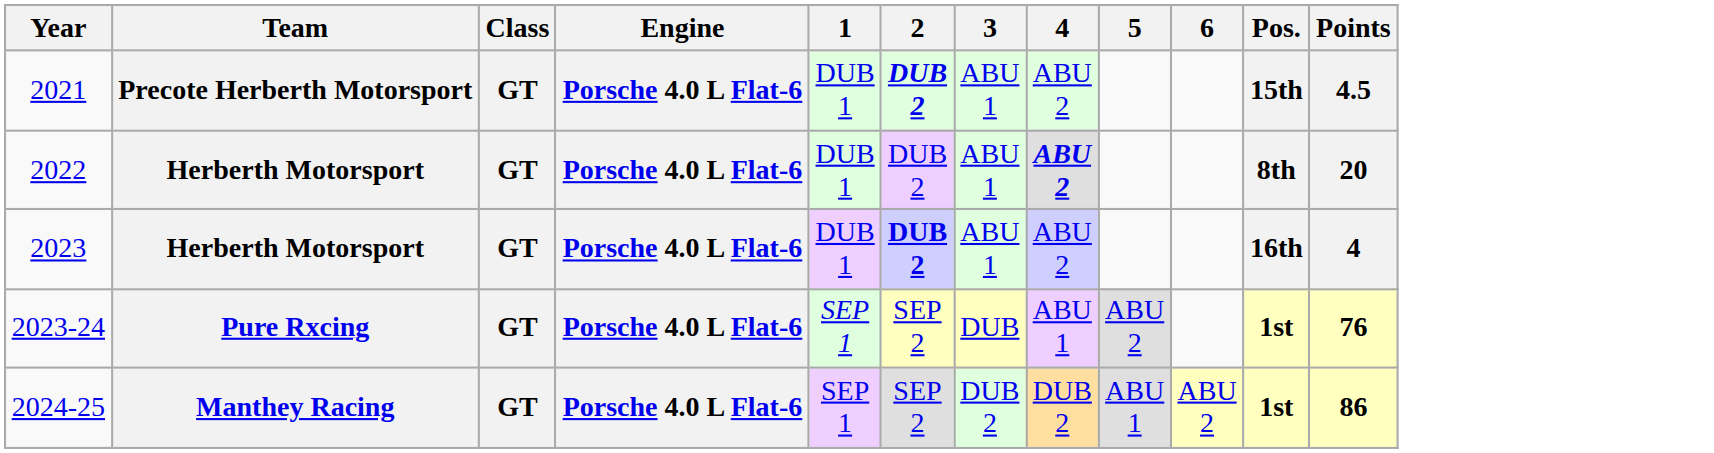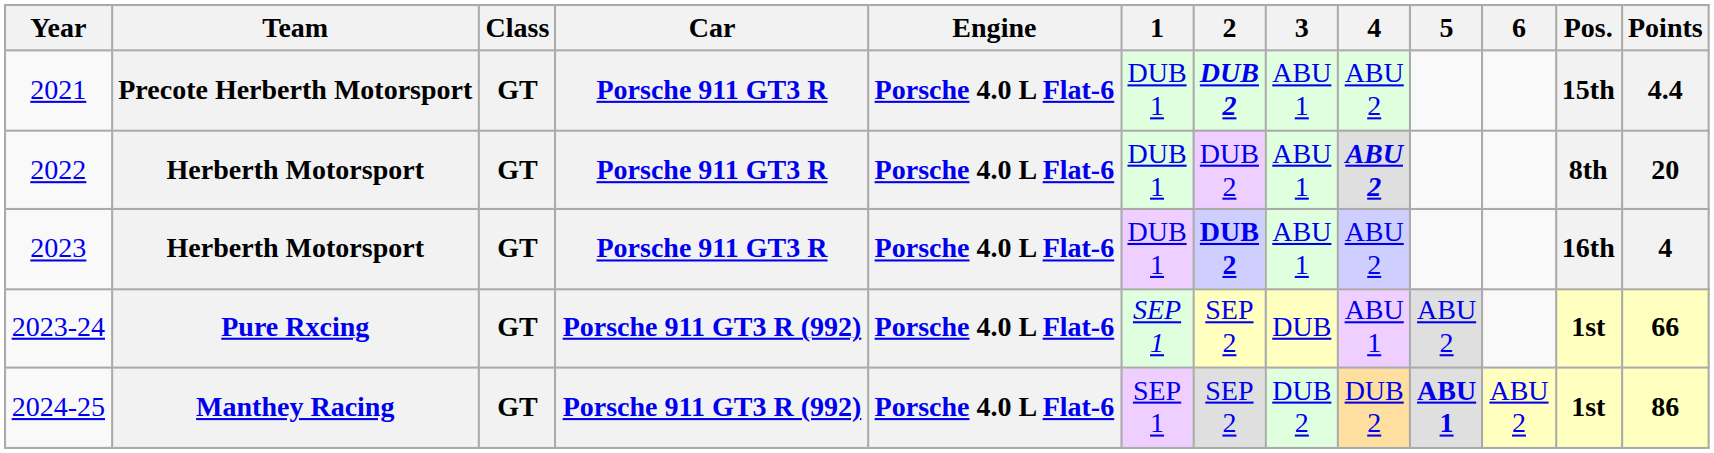+ column: (712, 27)
(1353, 89) 4.5 -> (1665, 89) 4.4
(1353, 327) 76 -> (1665, 327) 66
(1135, 406) normal -> (1447, 406) bold
